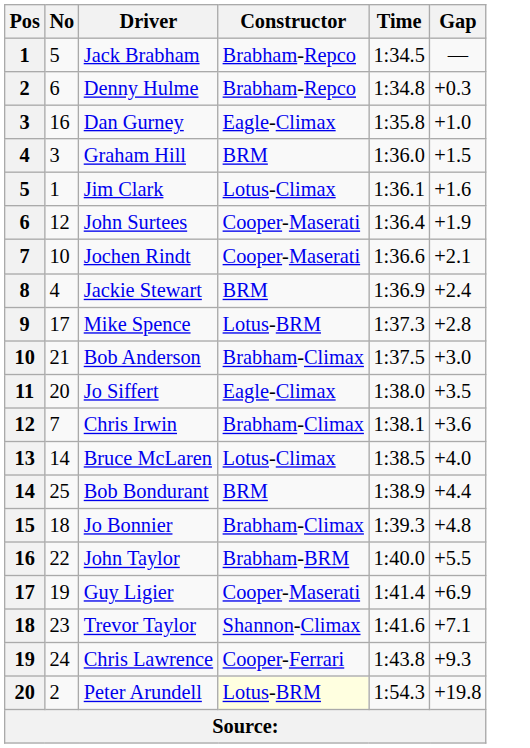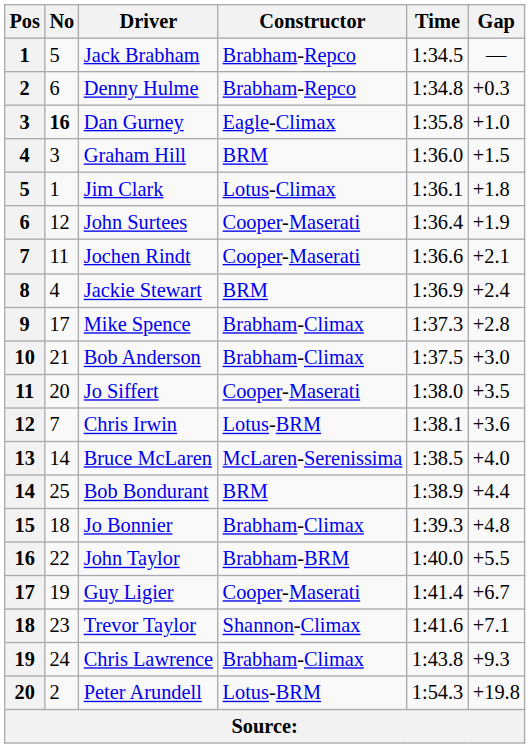(60, 122) normal -> (60, 122) bold
(453, 189) +1.6 -> (491, 189) +1.8
(60, 256) 10 -> (59, 256) 11
(272, 323) Lotus-BRM -> (293, 323) Brabham-Climax
(279, 390) Eagle-Climax -> (291, 390) Cooper-Maserati
(293, 424) Brabham-Climax -> (272, 424) Lotus-BRM
(279, 458) Lotus-Climax -> (312, 458) McLaren-Serenissima
(453, 592) +6.9 -> (491, 592) +6.7
(283, 659) Cooper-Ferrari -> (293, 659) Brabham-Climax
(272, 693) lightyellow background -> (272, 693) no background
